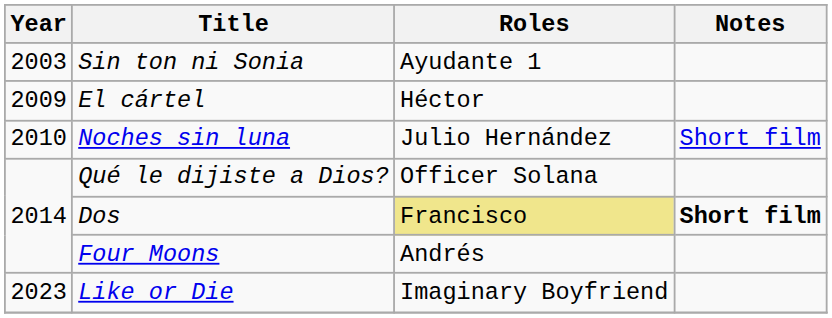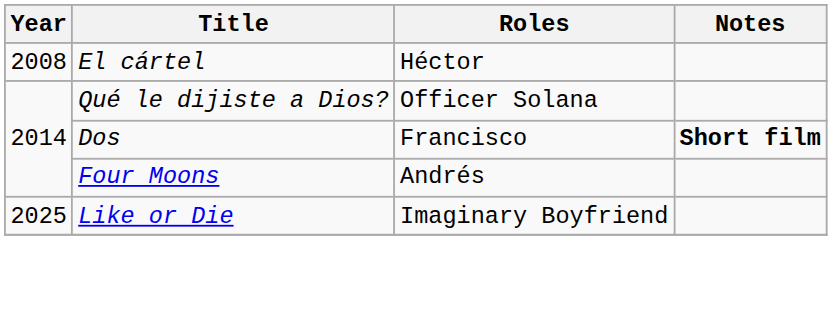- row: (191, 62)
(39, 101) 2009 -> (39, 62) 2008
- row: (184, 139)
(464, 216) khaki background -> (464, 139) no background
(39, 293) 2023 -> (39, 216) 2025
